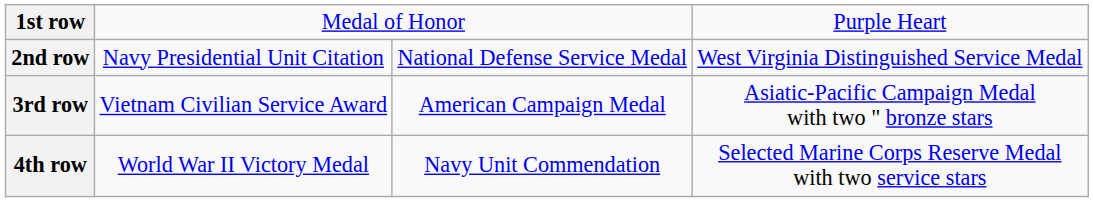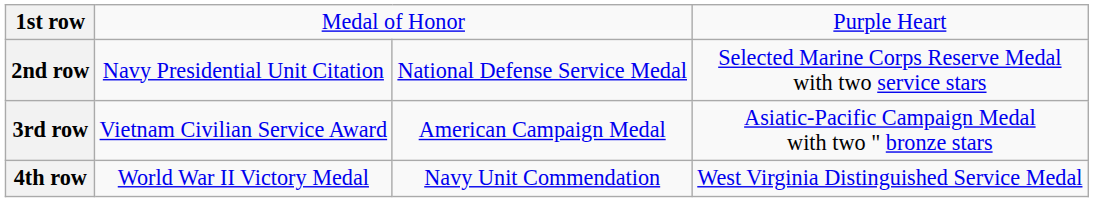(890, 57) West Virginia Distinguished Service Medal -> (890, 69) Selected Marine Corps Reserve Medal with two service stars
(890, 165) Selected Marine Corps Reserve Medal with two service stars -> (890, 177) West Virginia Distinguished Service Medal
